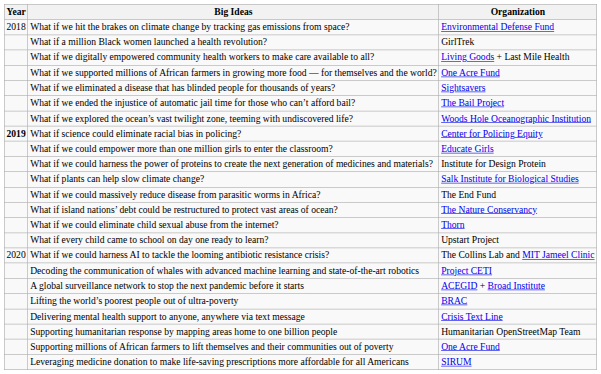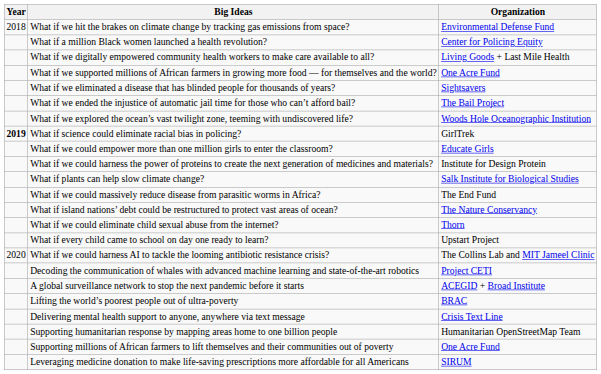(458, 42) GirlTrek -> (492, 42) Center for Policing Equity
(492, 133) Center for Policing Equity -> (458, 133) GirlTrek
